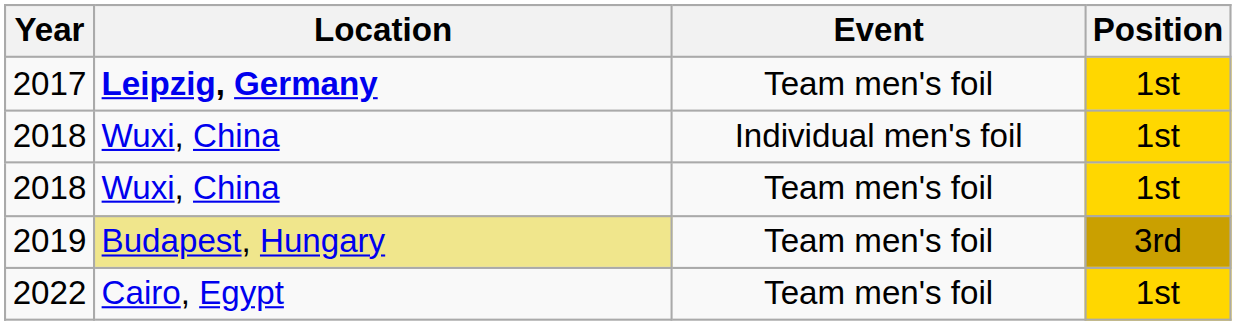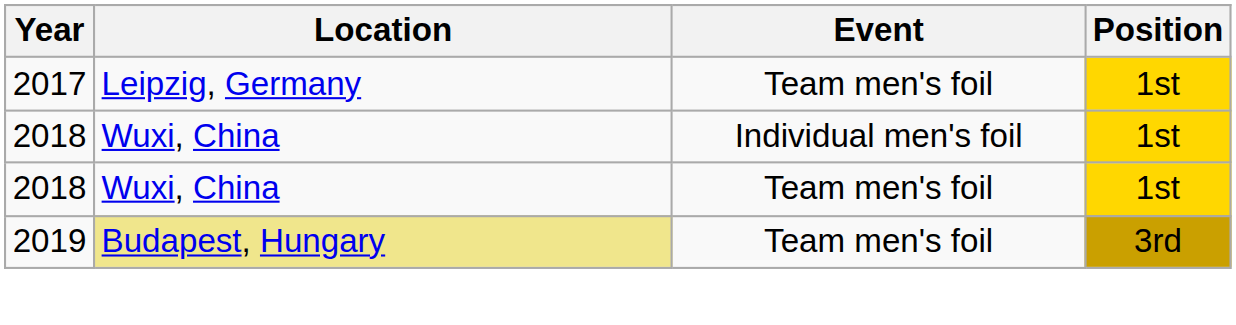(240, 83) bold -> (231, 83) normal
- row: (50, 293)
